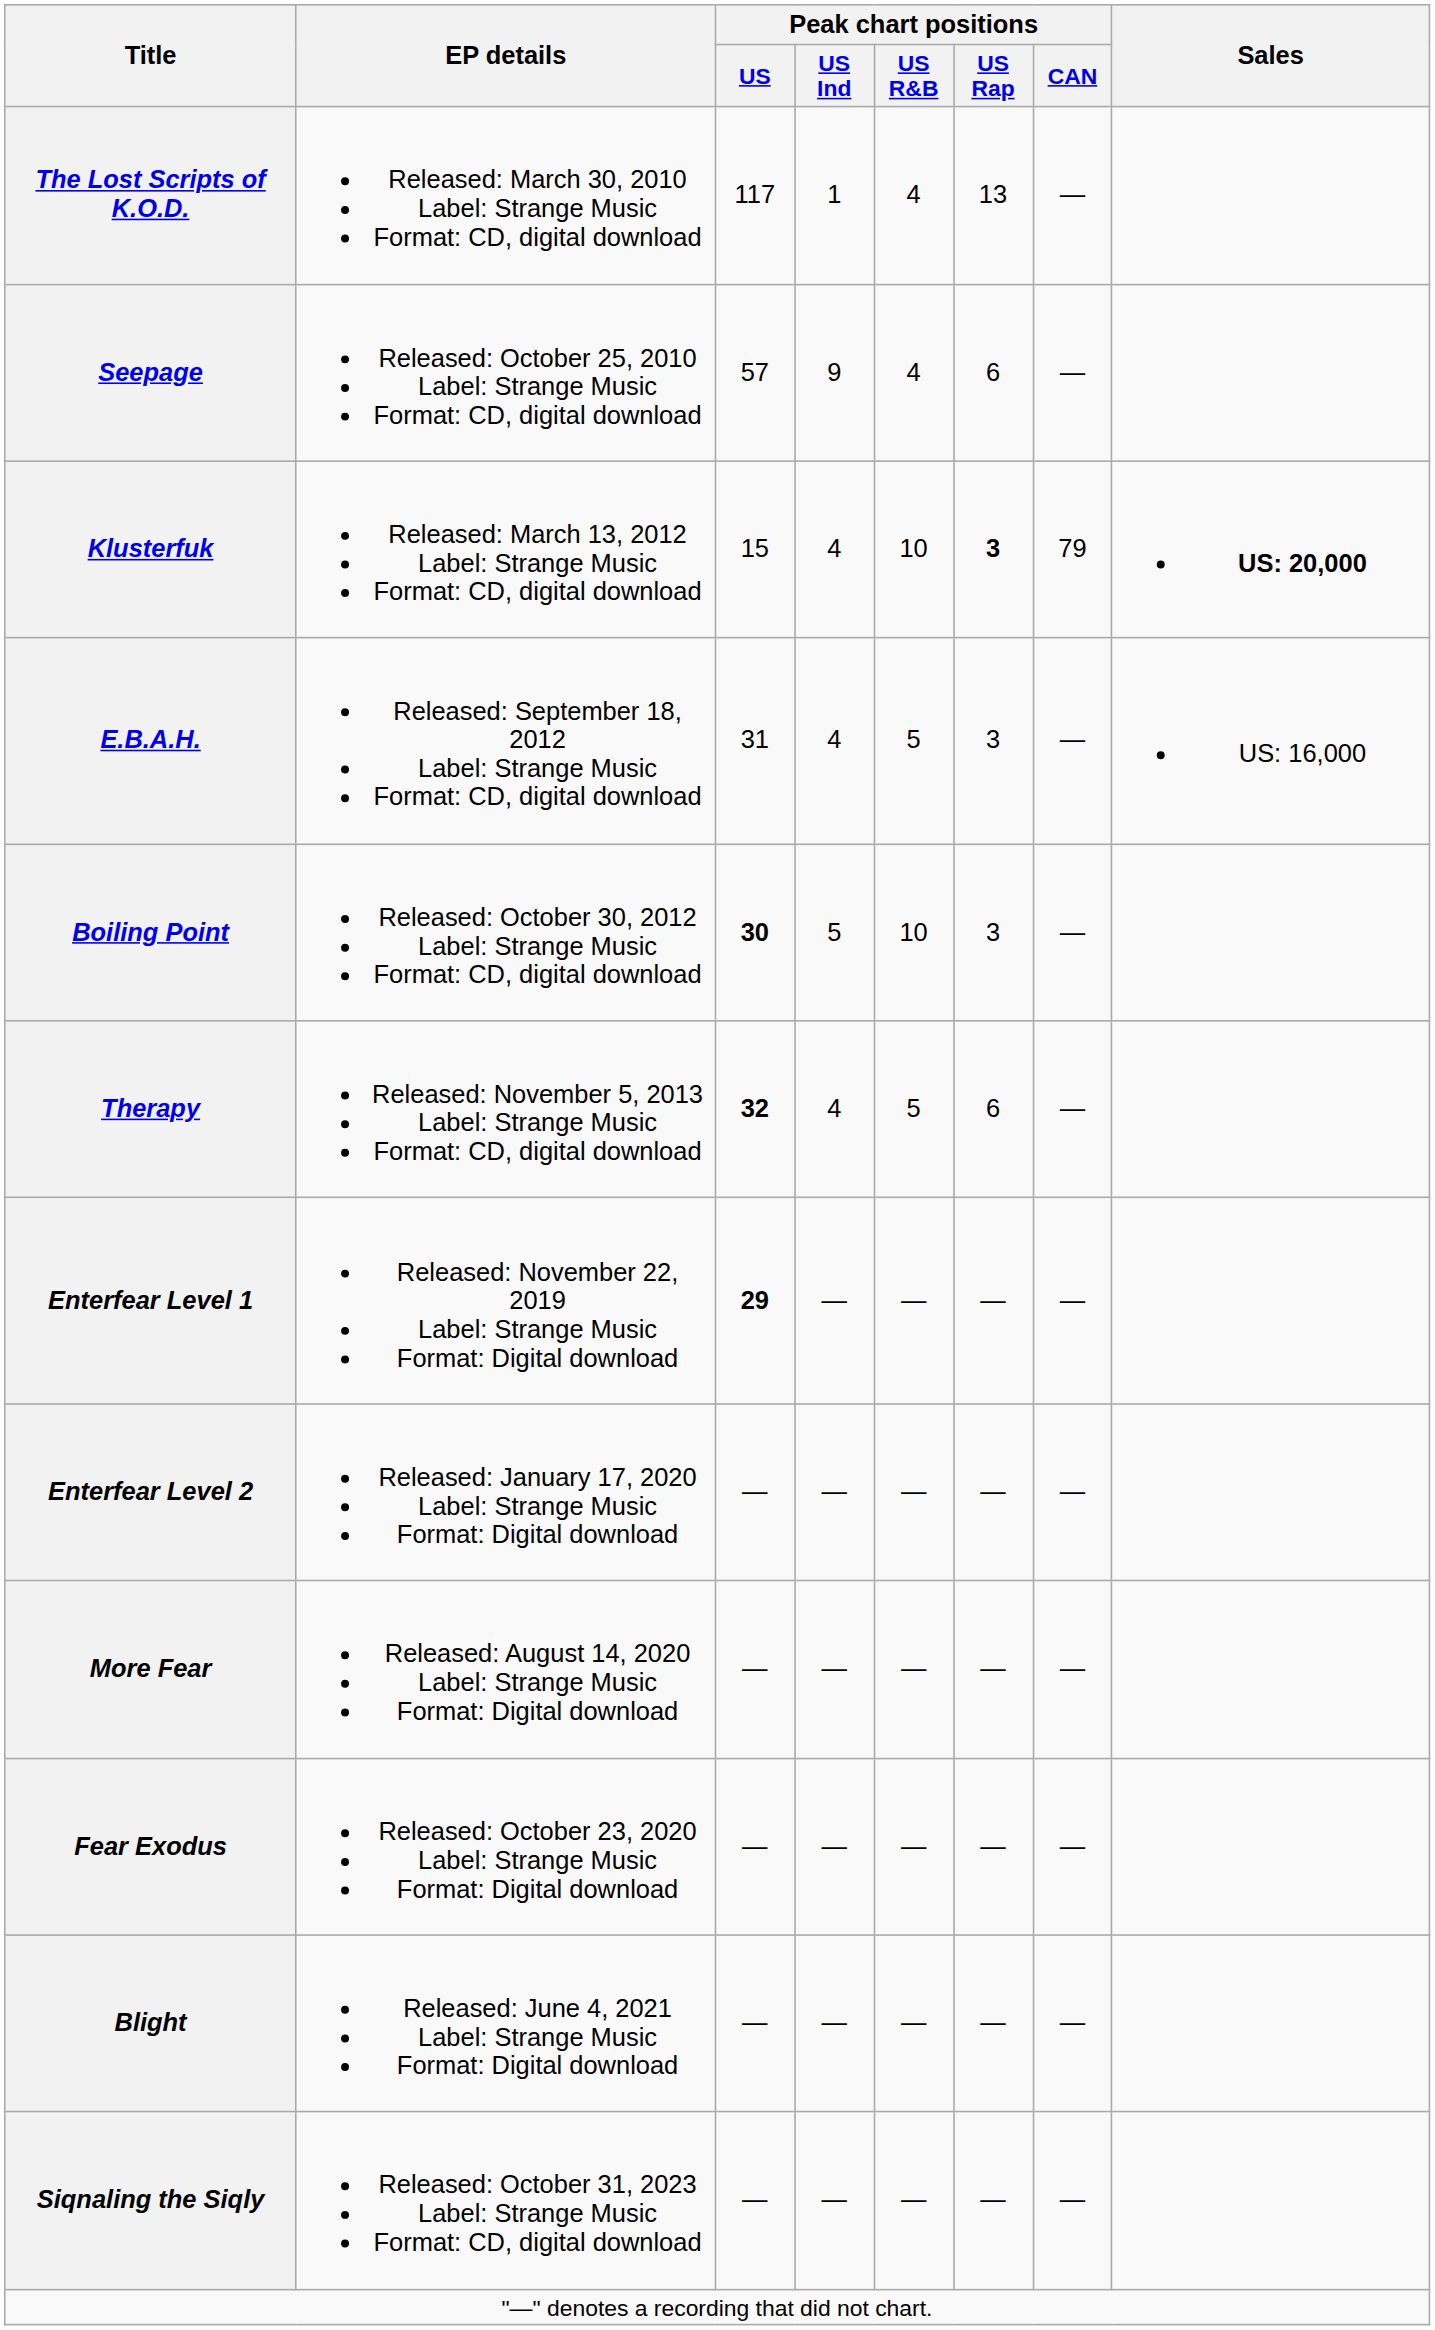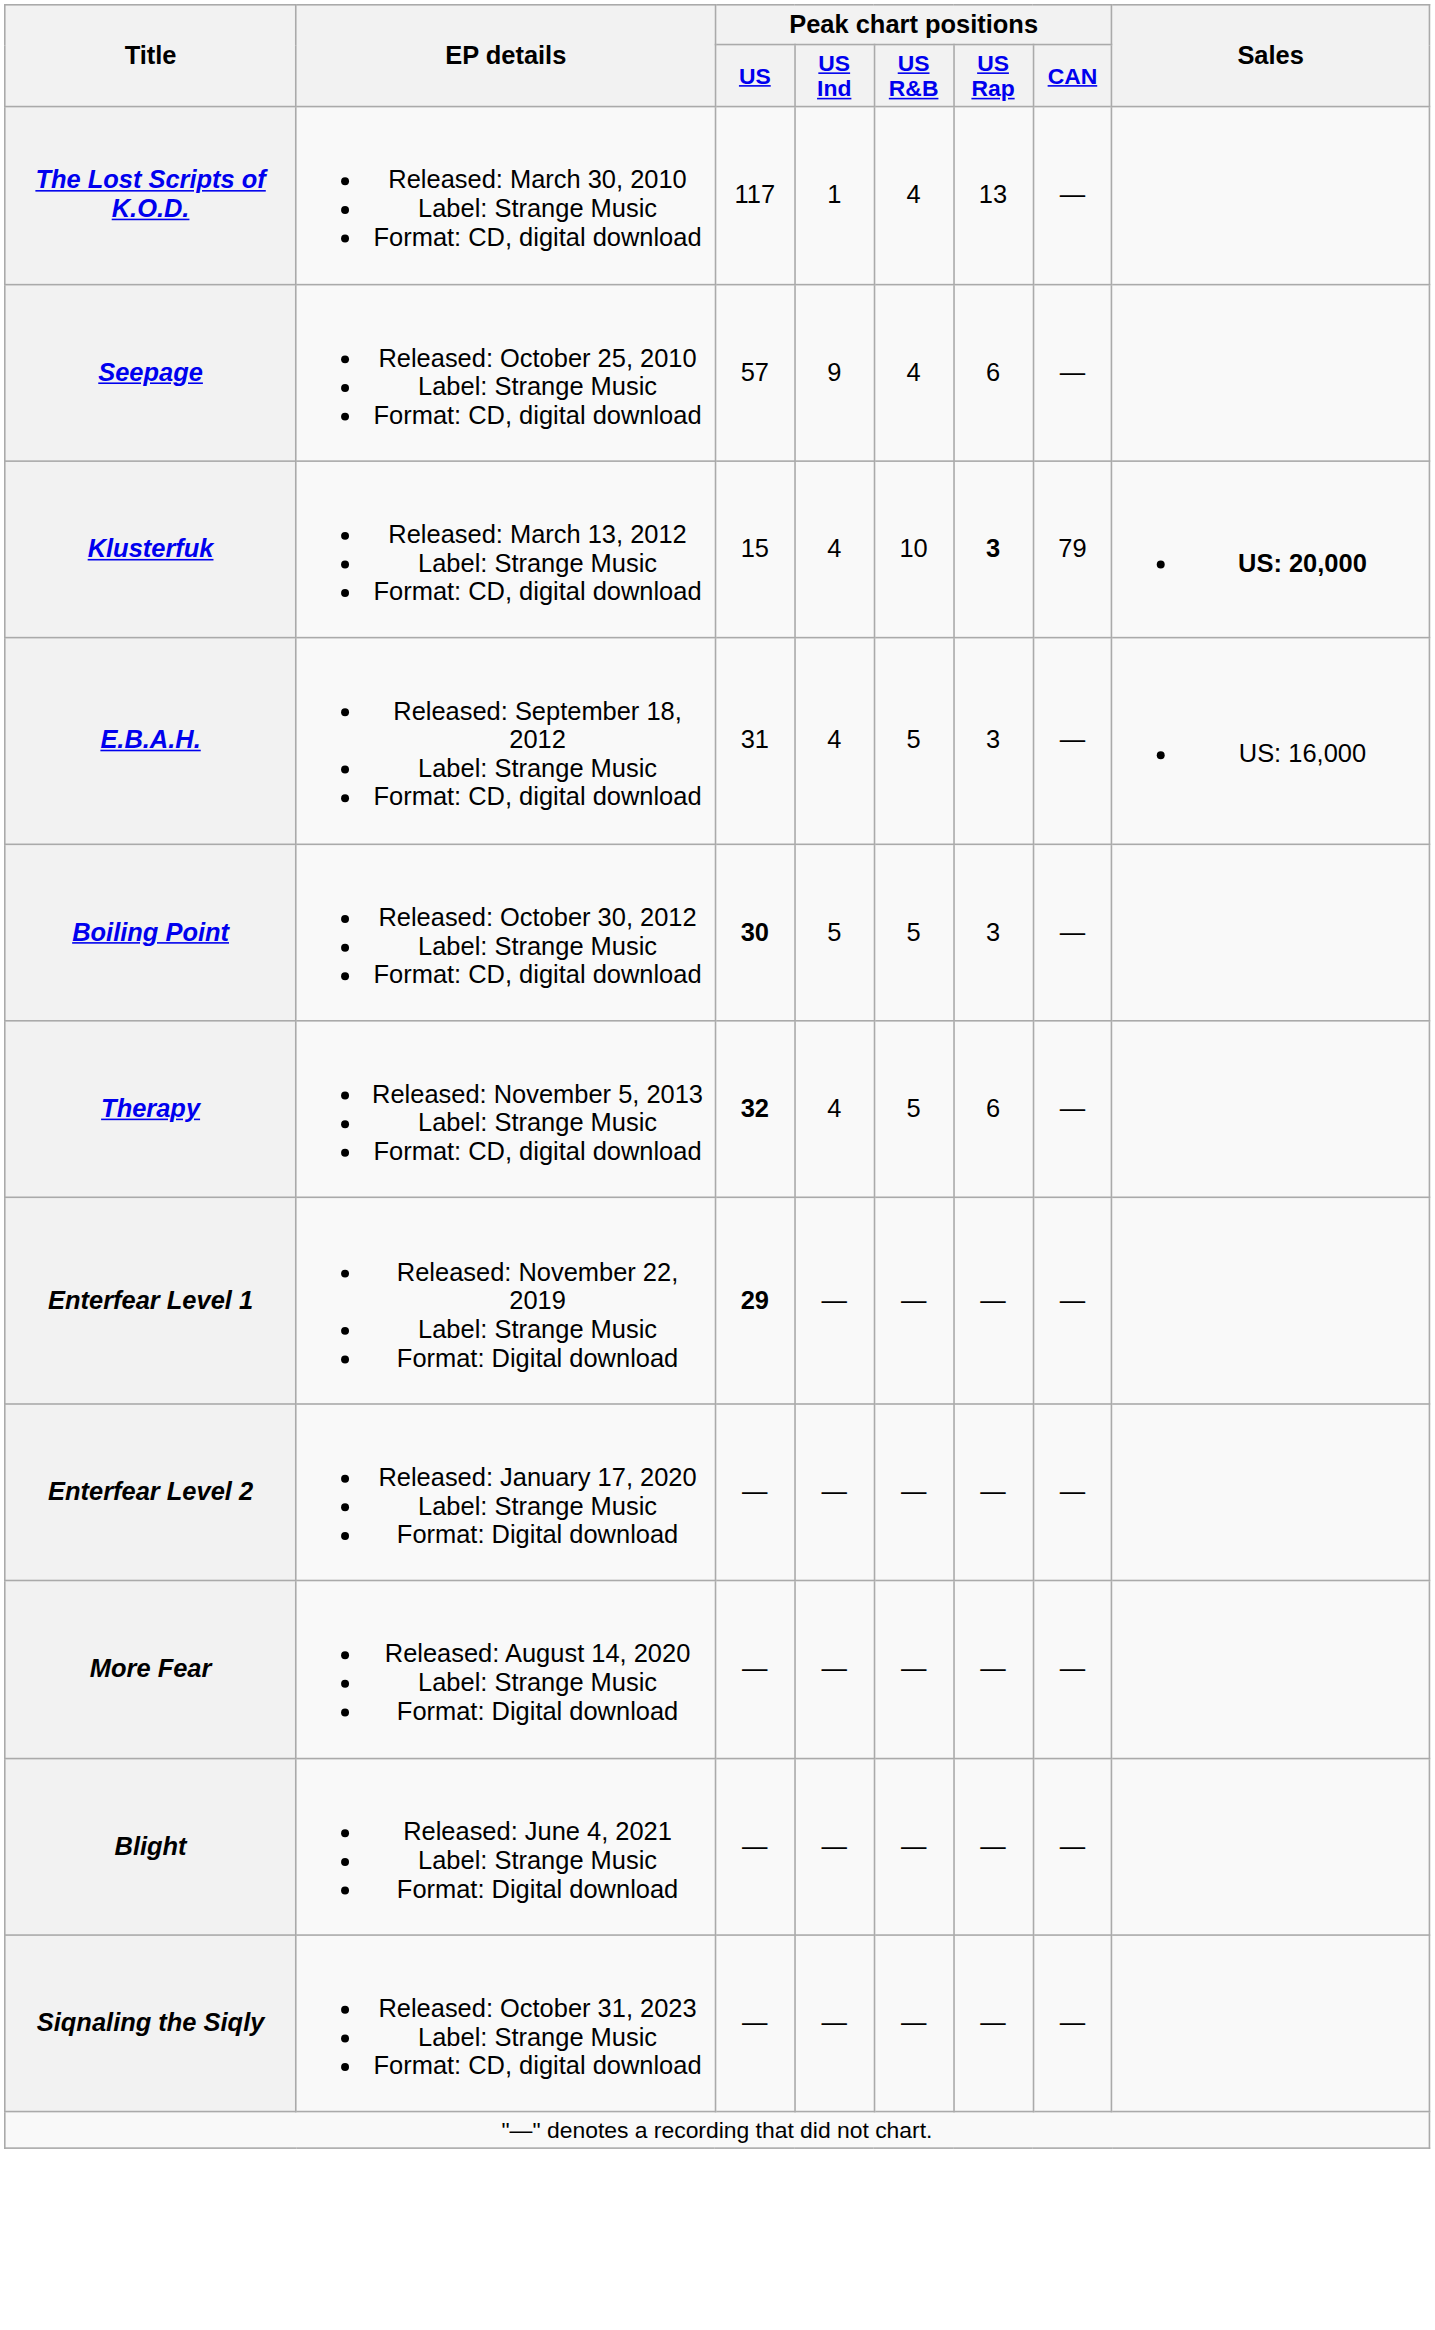(914, 931) 10 -> (914, 931) 5
- row: (151, 1846)
